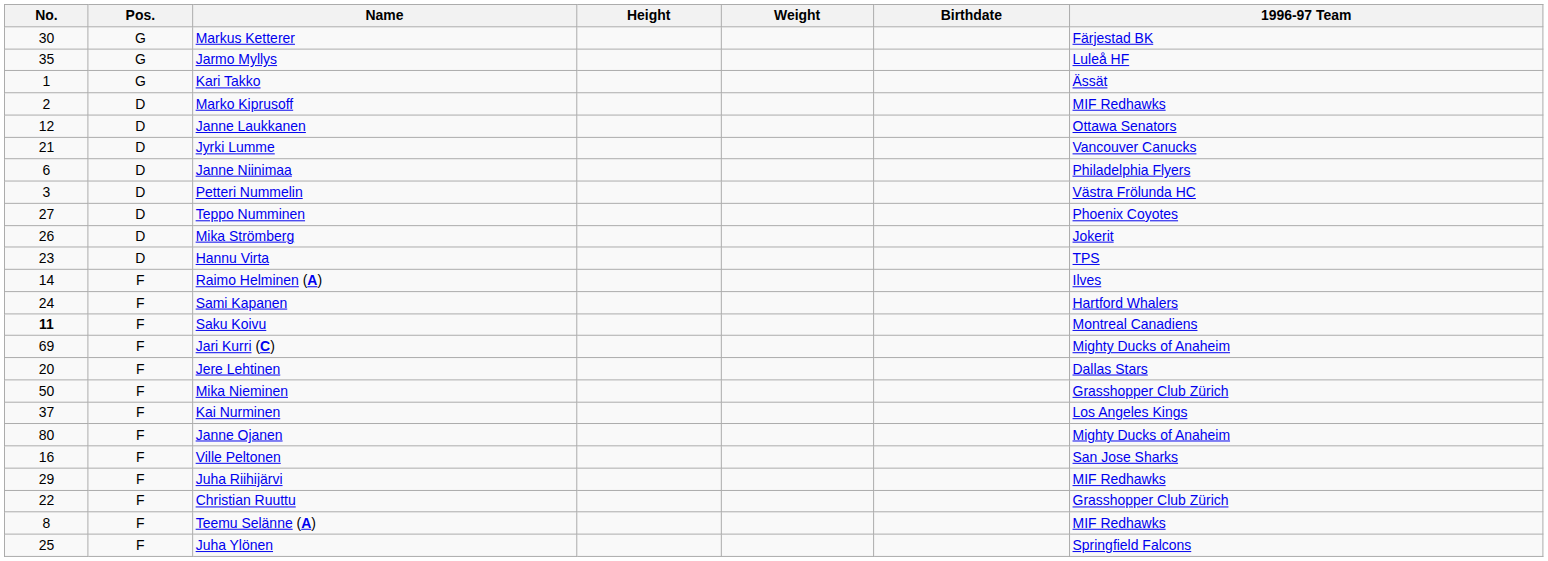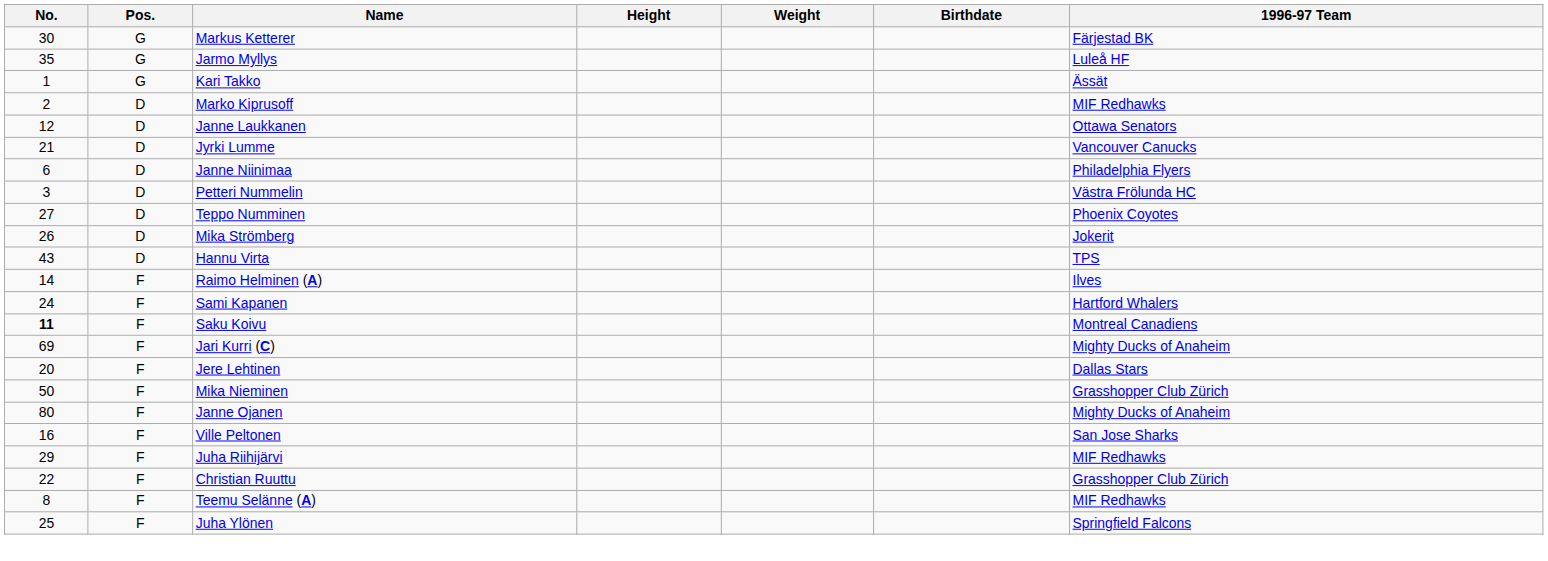(46, 259) 23 -> (46, 259) 43
- row: (238, 413)
